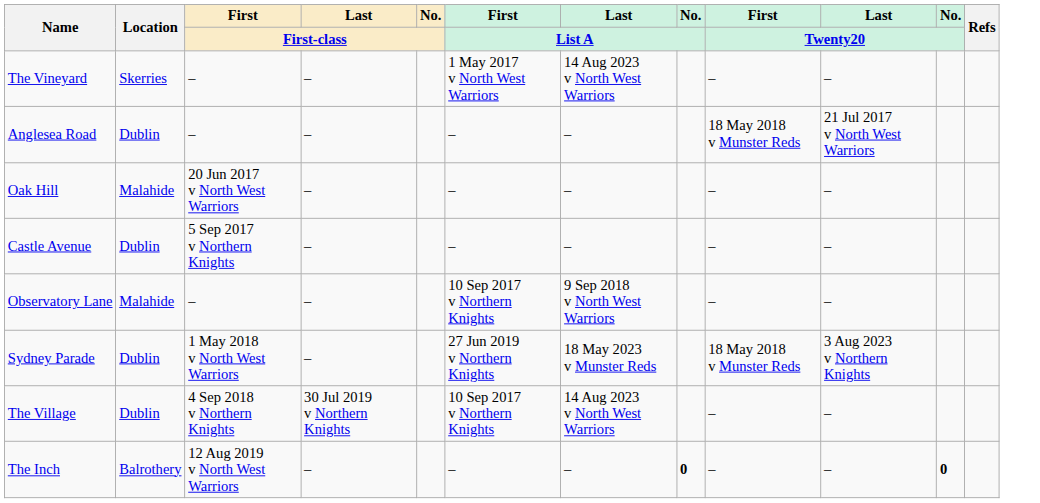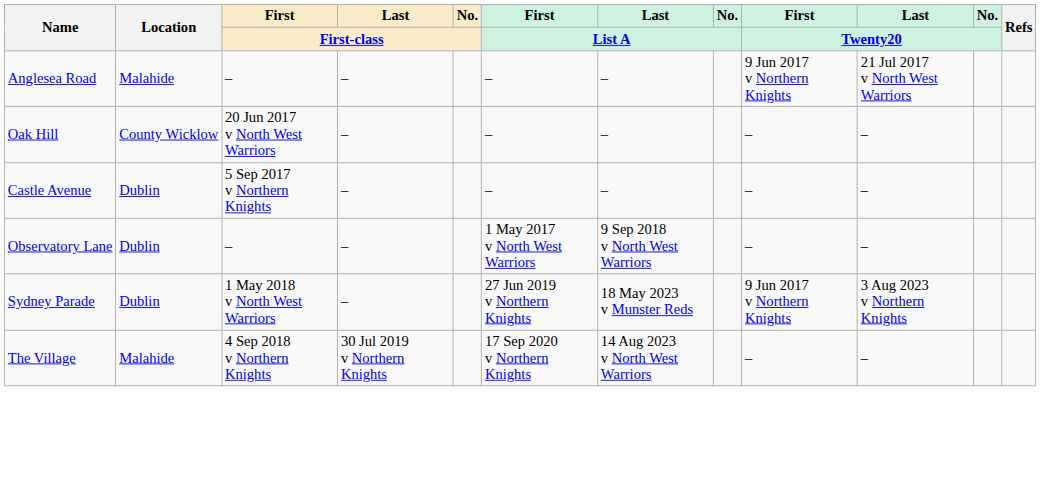- row: (47, 78)
(139, 134) Dublin -> (147, 78) Malahide
(754, 134) 18 May 2018 v Munster Reds -> (777, 78) 9 Jun 2017 v Northern Knights
(147, 190) Malahide -> (169, 134) County Wicklow
(147, 302) Malahide -> (139, 246) Dublin
(485, 302) 10 Sep 2017 v Northern Knights -> (523, 246) 1 May 2017 v North West Warriors
(754, 357) 18 May 2018 v Munster Reds -> (777, 302) 9 Jun 2017 v Northern Knights
(139, 413) Dublin -> (147, 357) Malahide
(485, 413) 10 Sep 2017 v Northern Knights -> (521, 357) 17 Sep 2020 v Northern Knights
- row: (34, 469)
